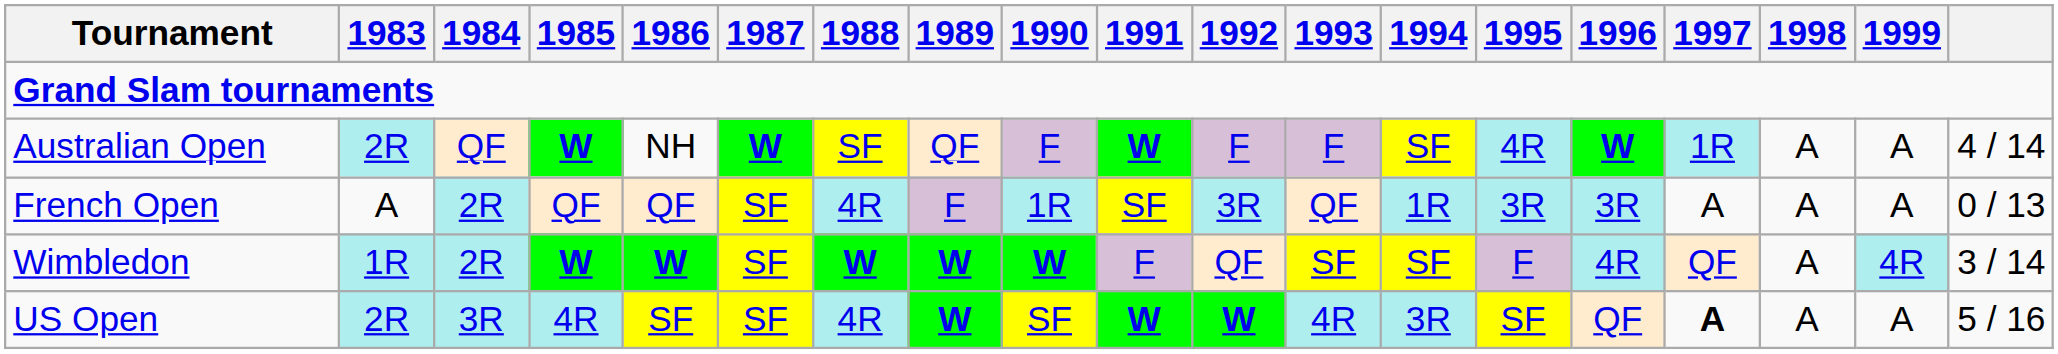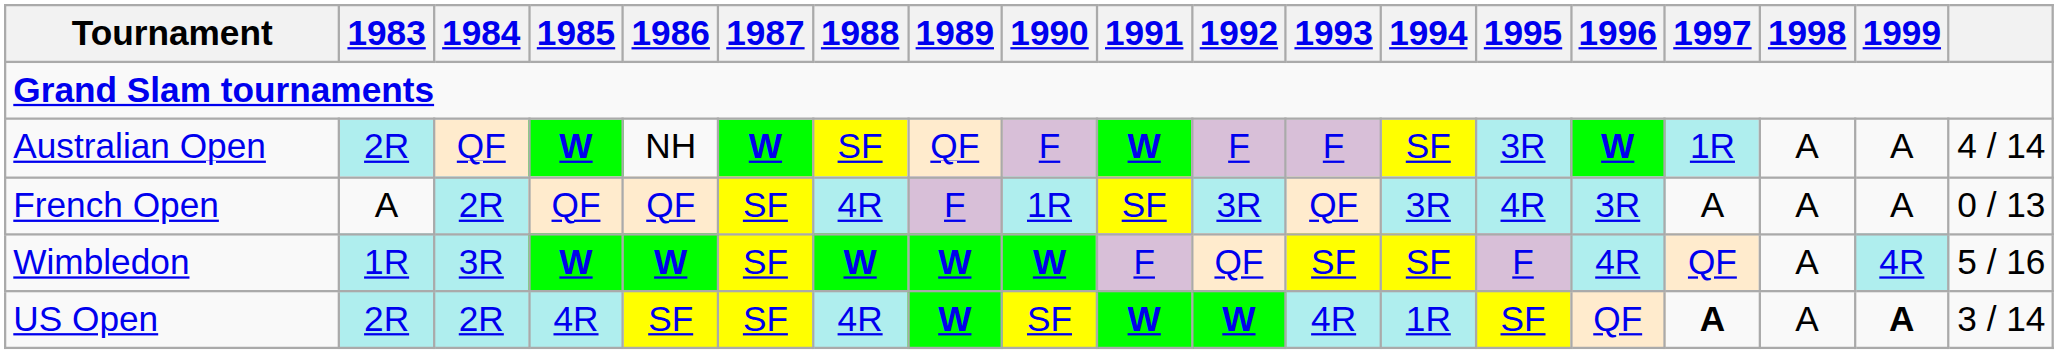(1523, 146) 4R -> (1523, 146) 3R
(1428, 204) 1R -> (1428, 204) 3R
(1523, 204) 3R -> (1523, 204) 4R
(481, 261) 2R -> (481, 261) 3R
(2001, 261) 3 / 14 -> (2001, 261) 5 / 16
(481, 318) 3R -> (481, 318) 2R
(1428, 318) 3R -> (1428, 318) 1R
(1902, 318) normal -> (1902, 318) bold
(2001, 318) 5 / 16 -> (2001, 318) 3 / 14
